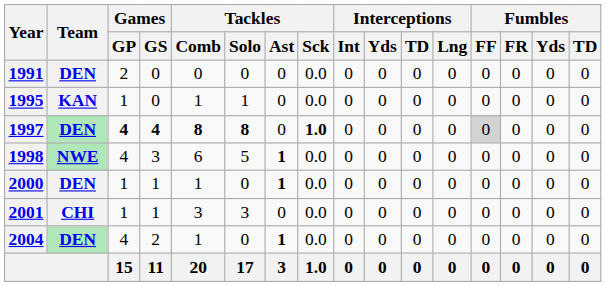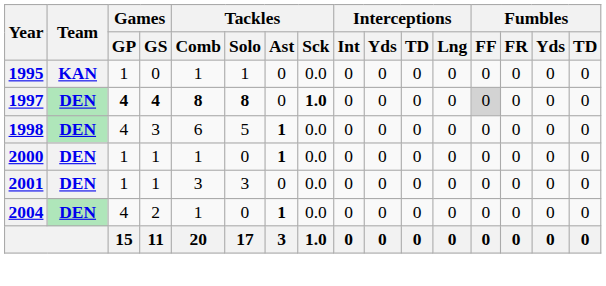- row: (26, 73)
(78, 156) NWE -> (78, 128) DEN
(78, 211) CHI -> (78, 184) DEN
